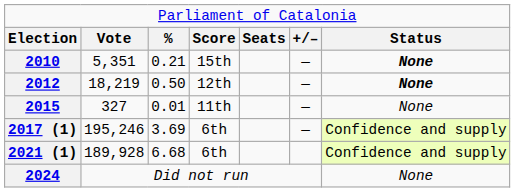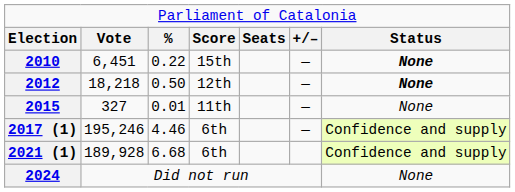(114, 61) 5,351 -> (114, 61) 6,451
(168, 61) 0.21 -> (168, 61) 0.22
(114, 84) 18,219 -> (114, 84) 18,218
(168, 130) 3.69 -> (168, 130) 4.46
